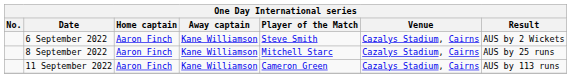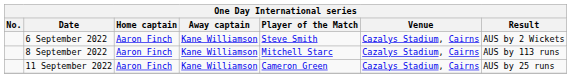(519, 53) AUS by 25 runs -> (521, 53) AUS by 113 runs
(521, 66) AUS by 113 runs -> (519, 66) AUS by 25 runs
